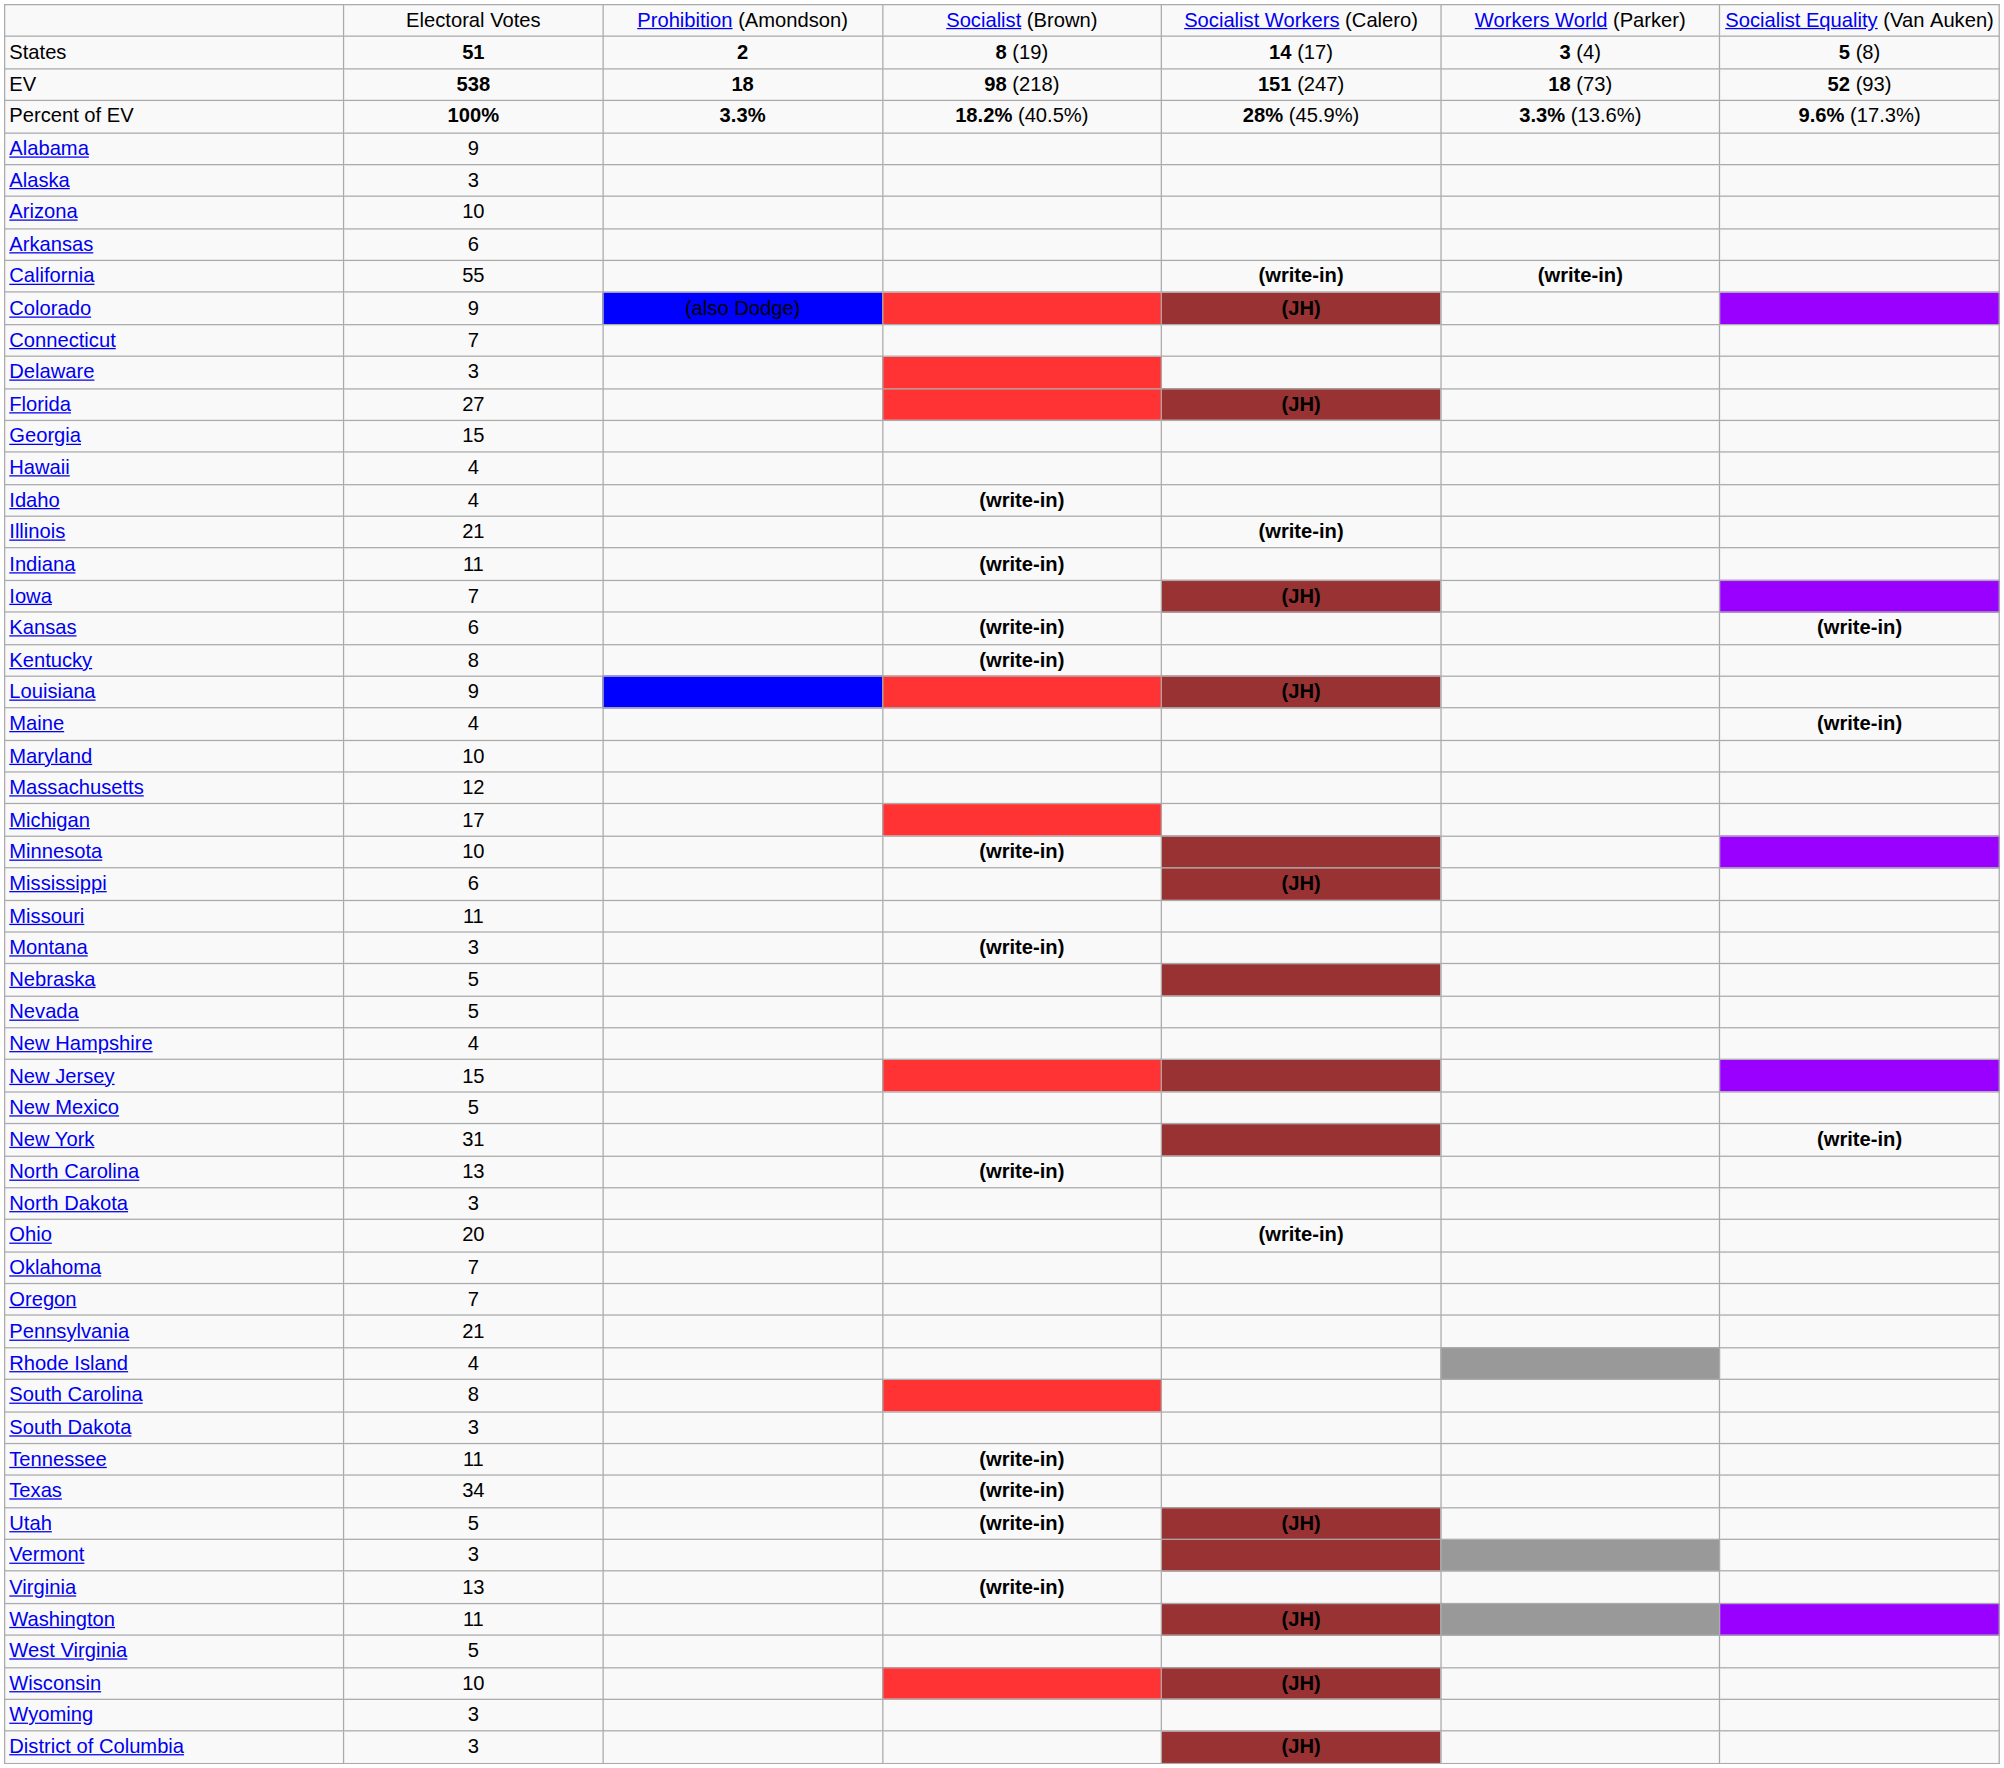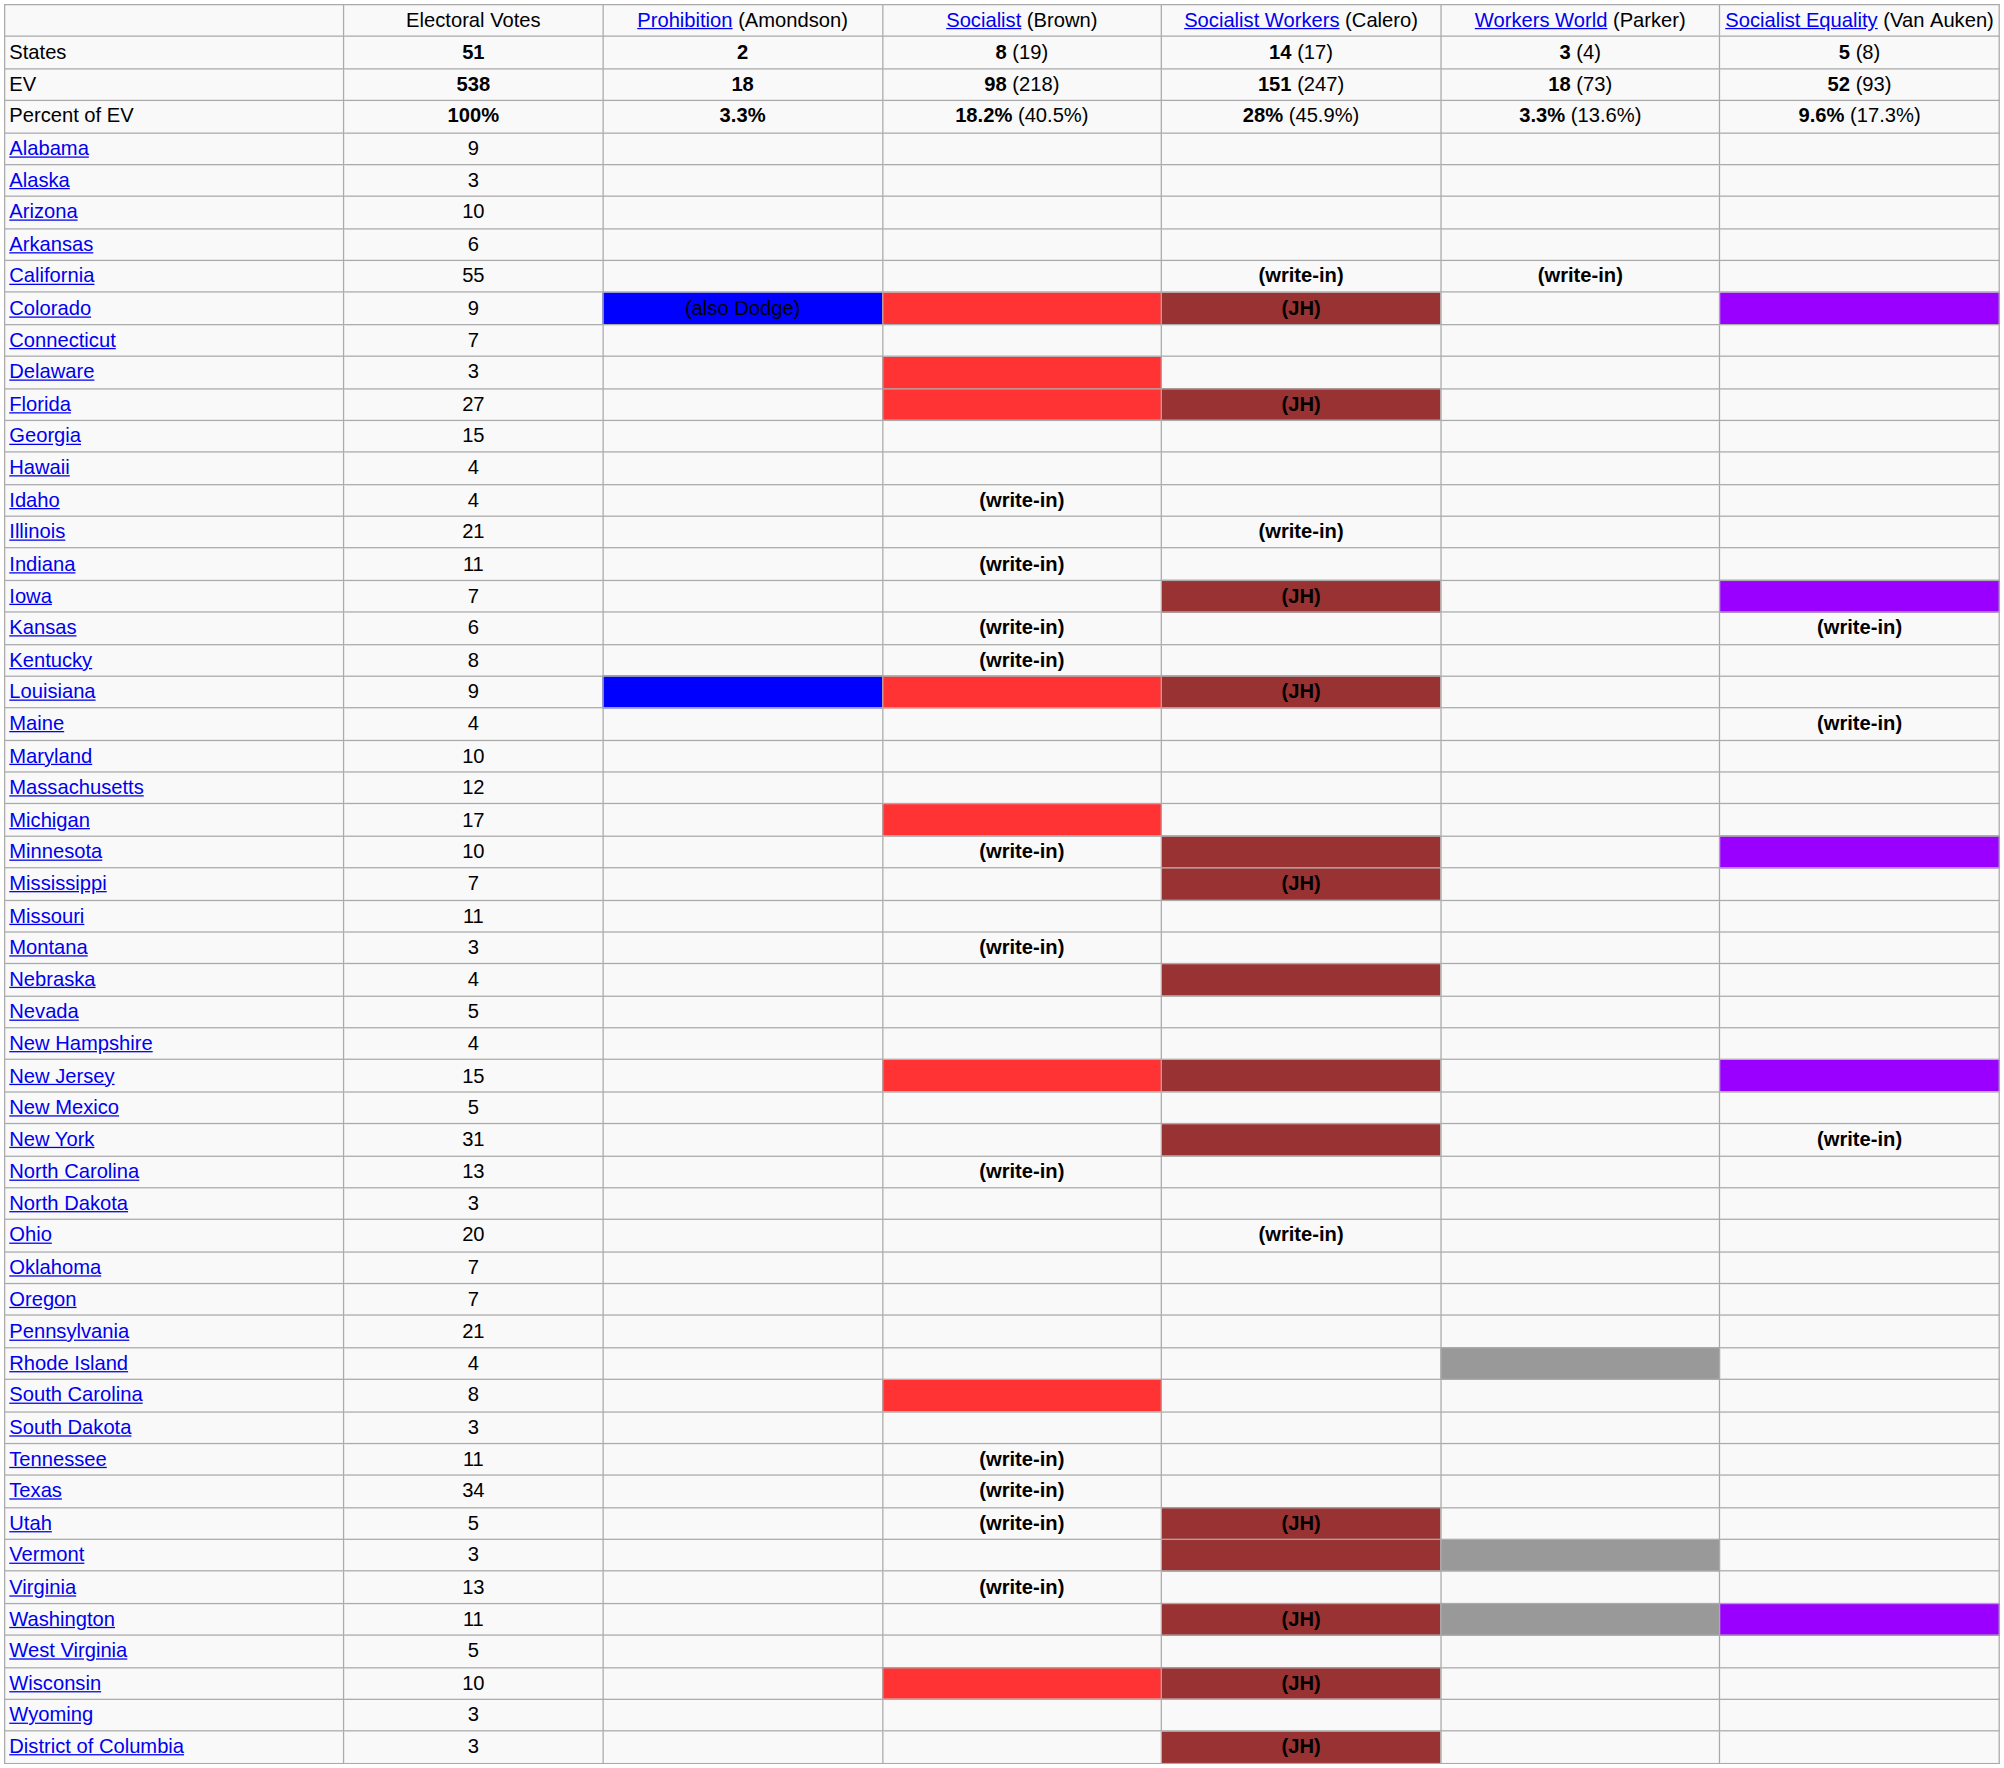(473, 883) 6 -> (473, 883) 7
(473, 979) 5 -> (473, 979) 4
